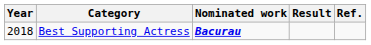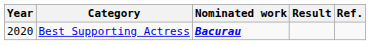(20, 31) 2018 -> (20, 31) 2020
